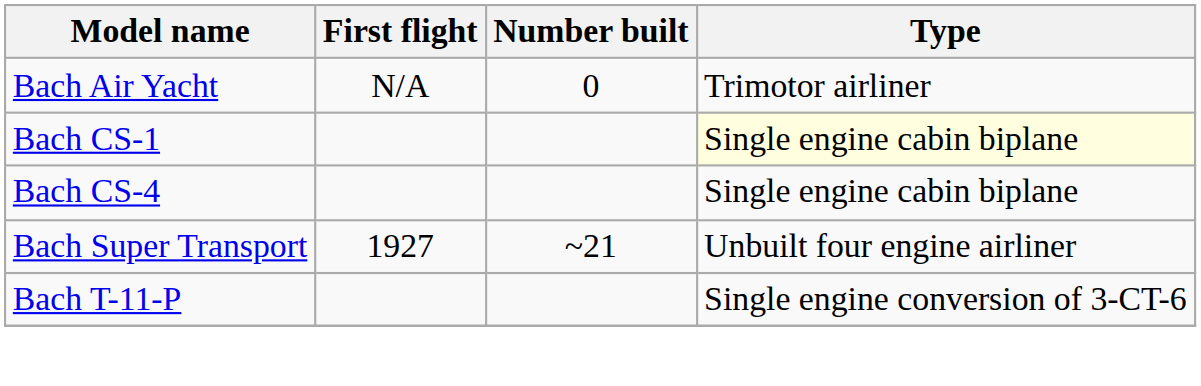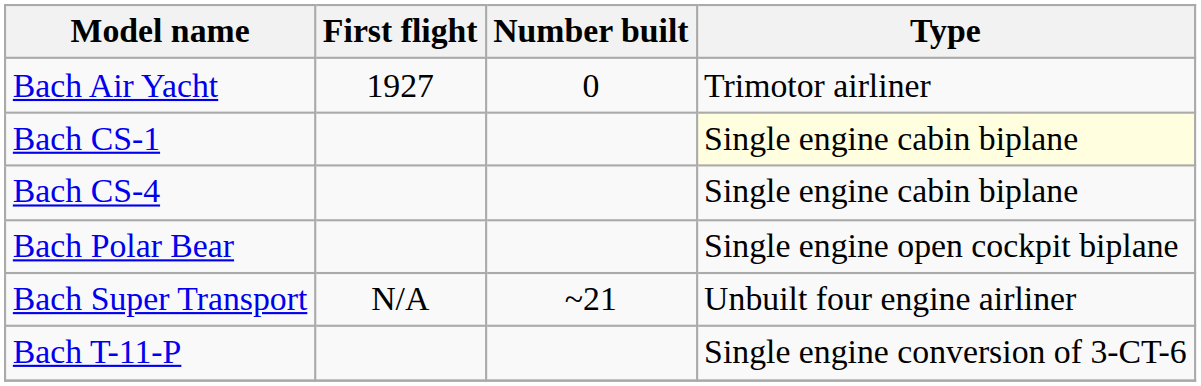(400, 84) N/A -> (400, 84) 1927
+ row: (123, 245)
(400, 245) 1927 -> (400, 298) N/A
